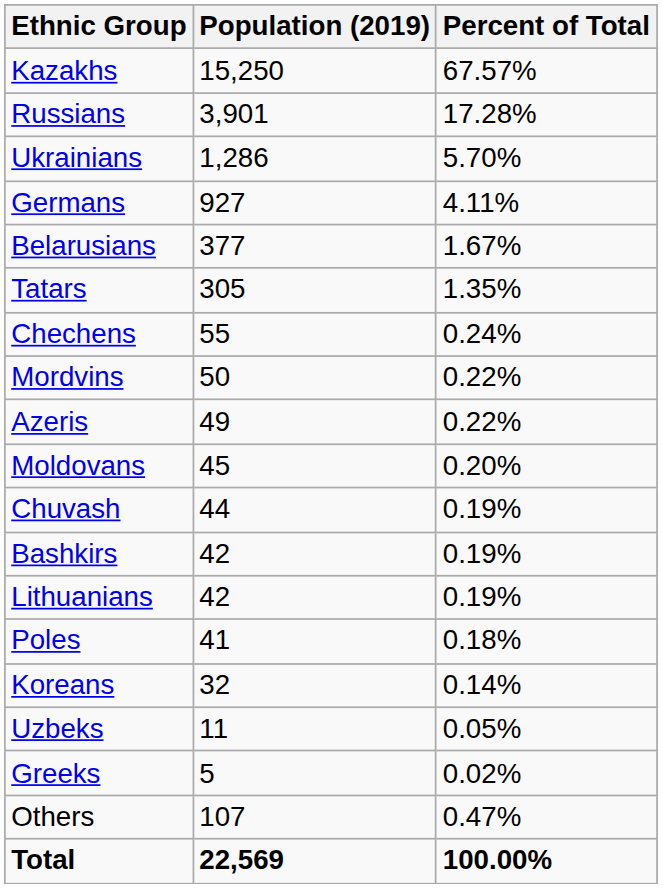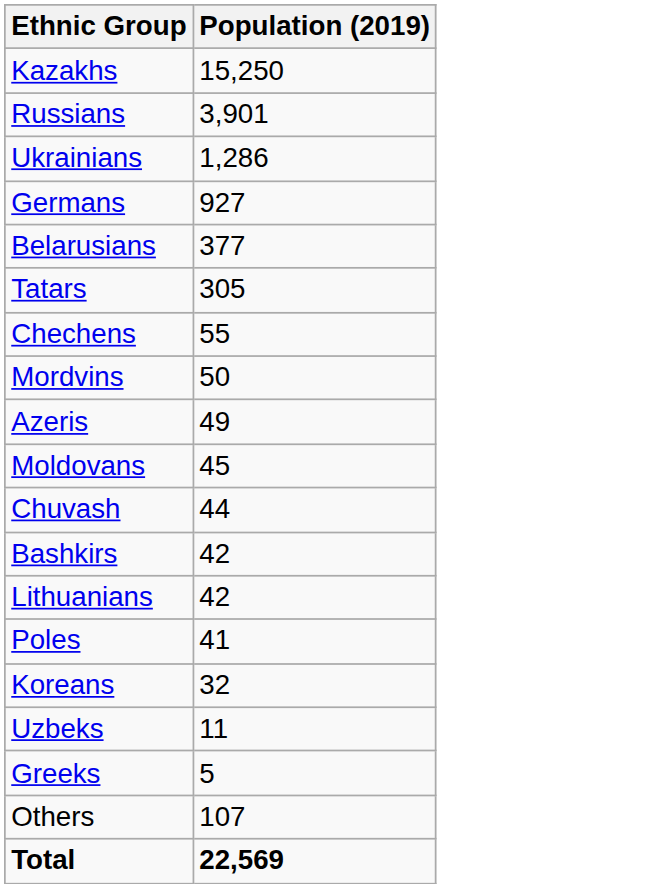- column: (546, 26)
